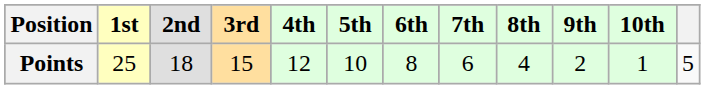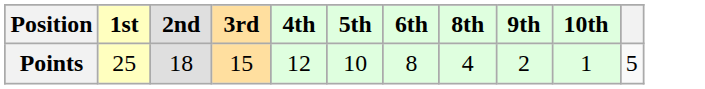- column: (468, 23)
